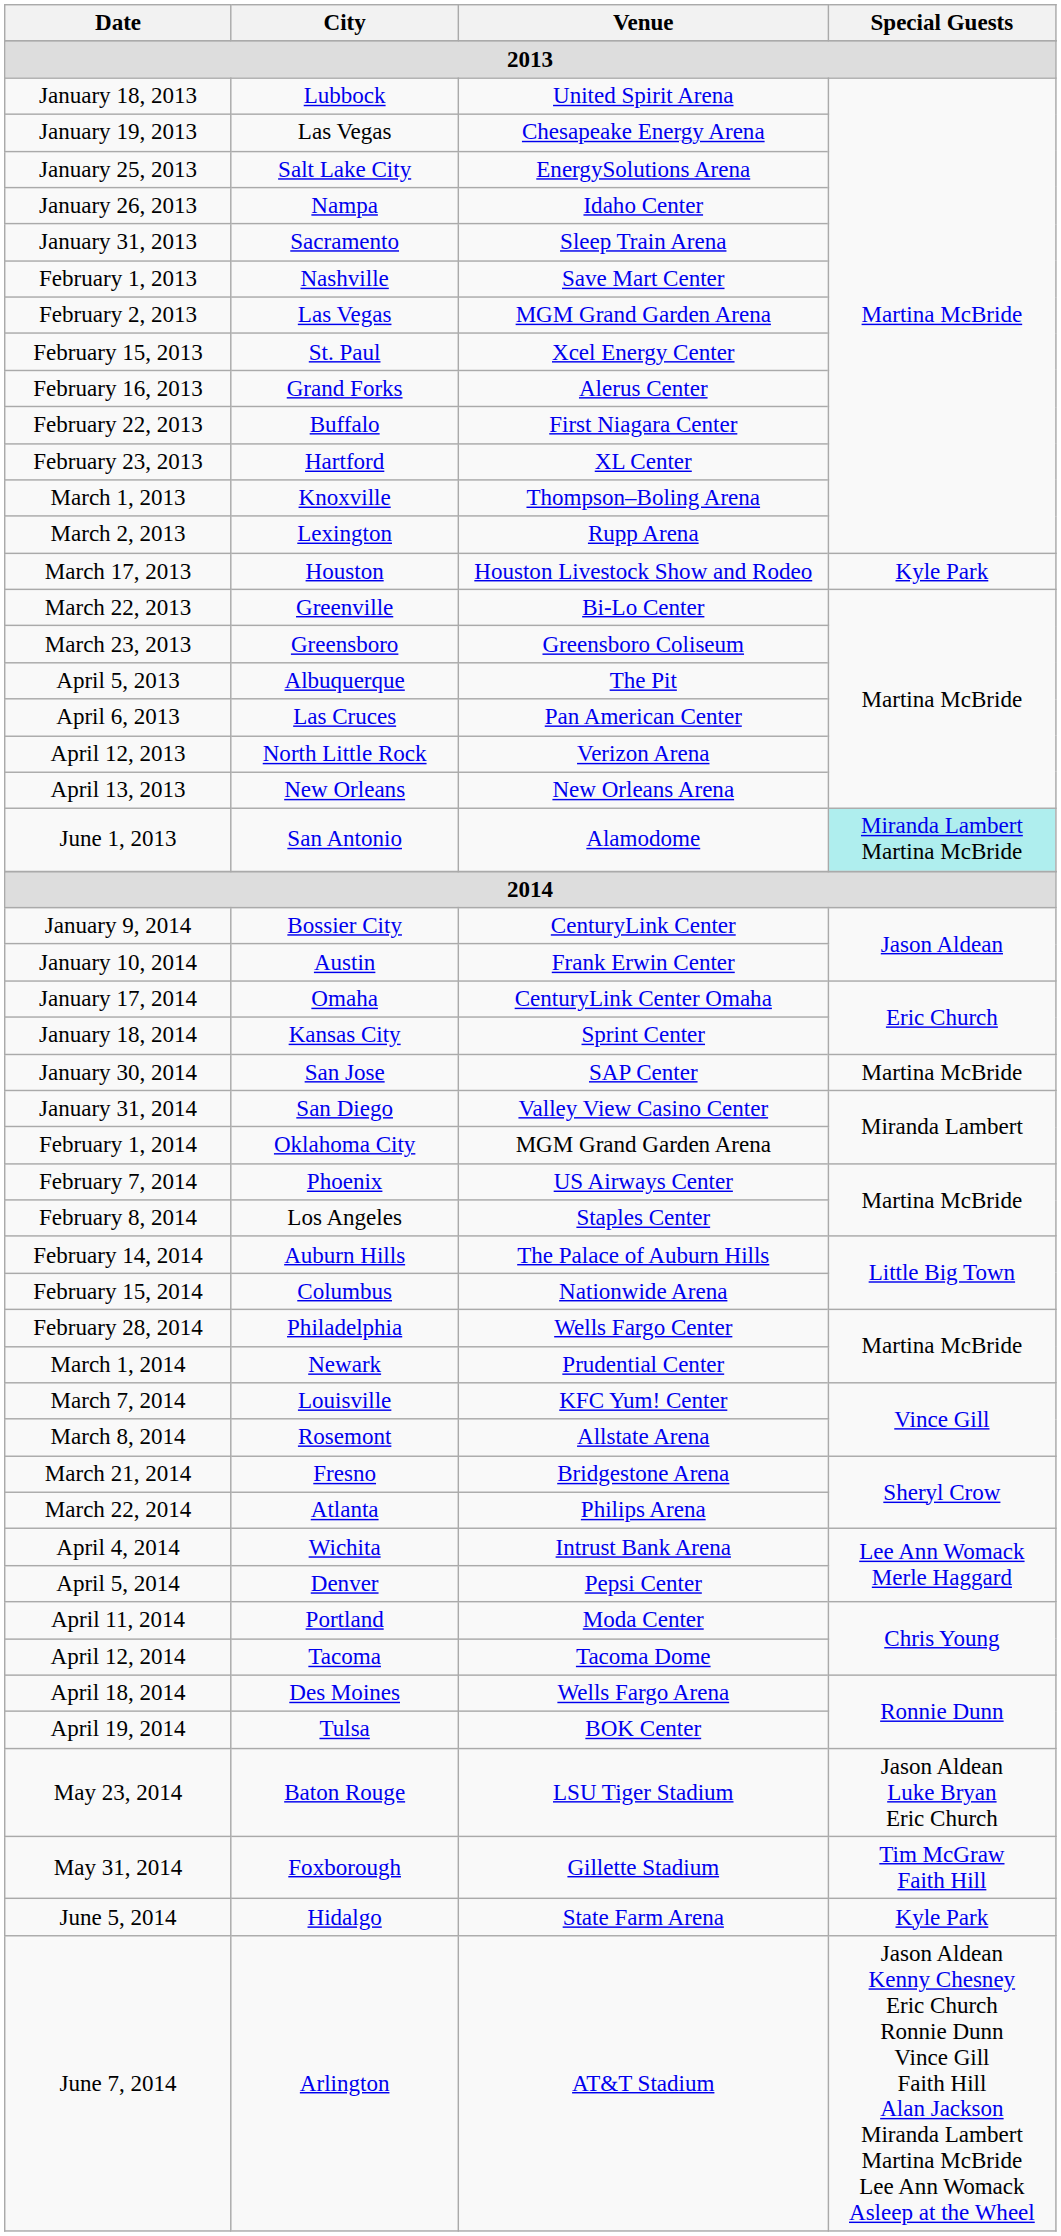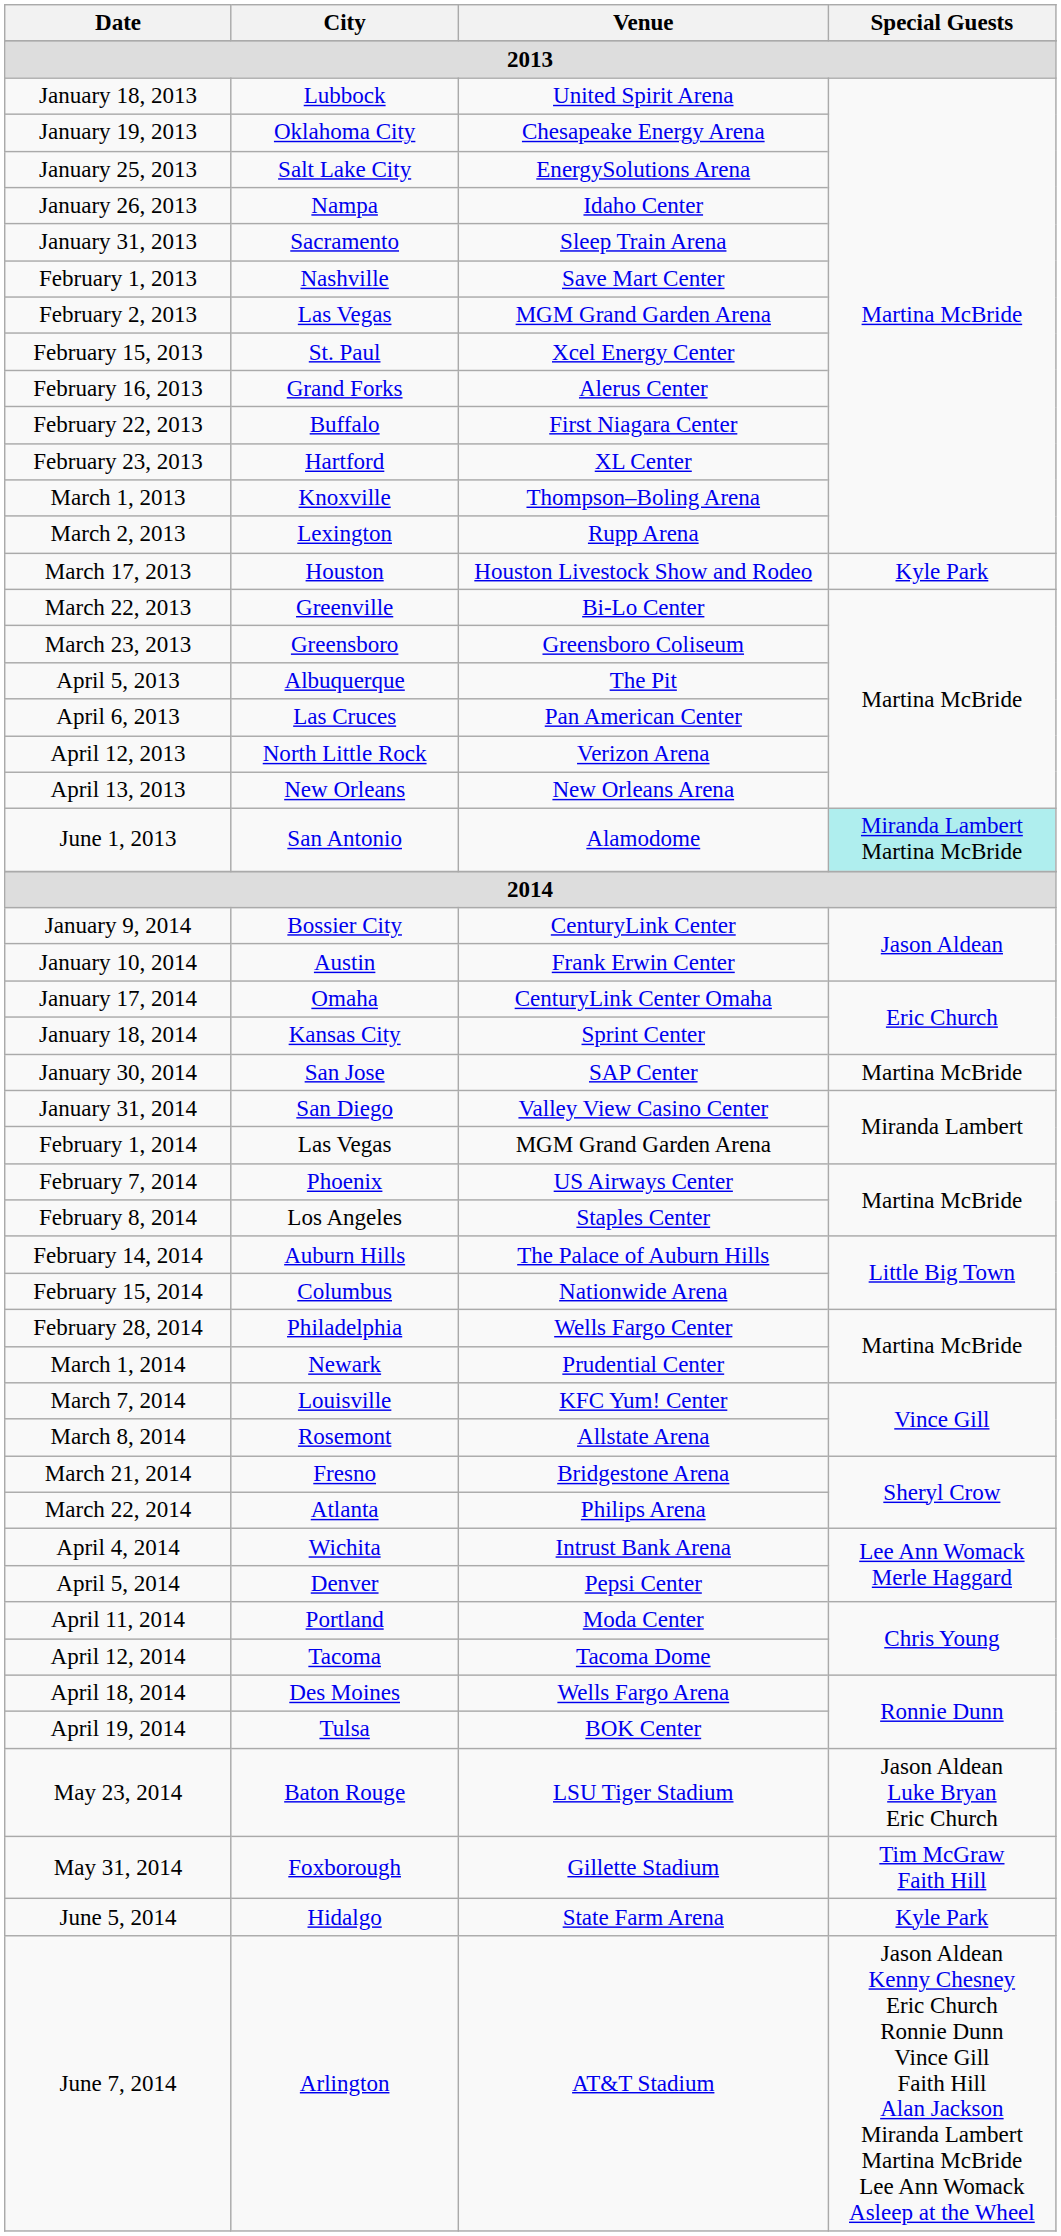(345, 132) Las Vegas -> (345, 132) Oklahoma City
(345, 1144) Oklahoma City -> (345, 1144) Las Vegas
